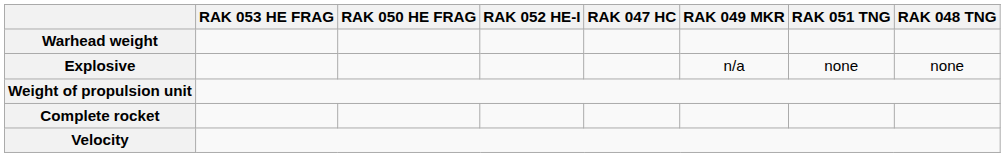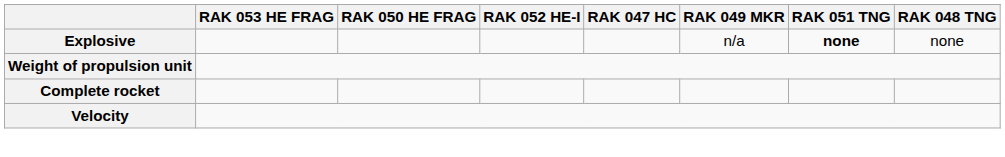- row: (100, 41)
(841, 65) normal -> (841, 41) bold
